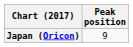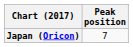(105, 36) 9 -> (105, 36) 7
